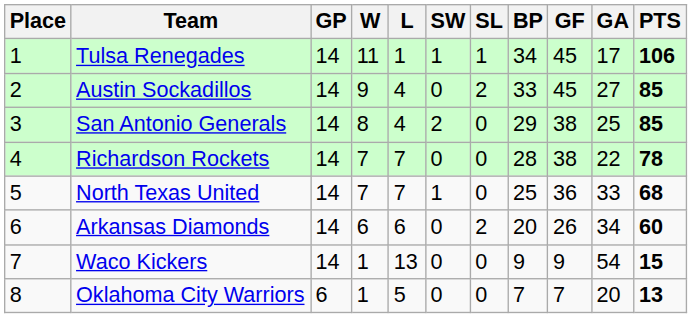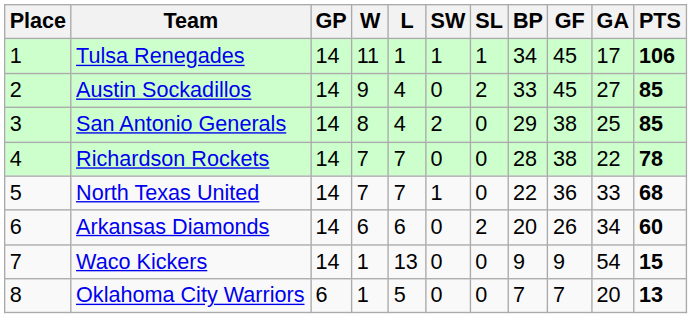(525, 192) 25 -> (525, 192) 22
